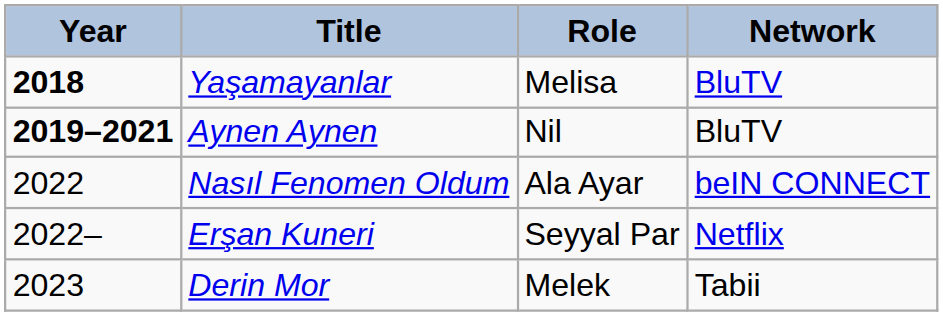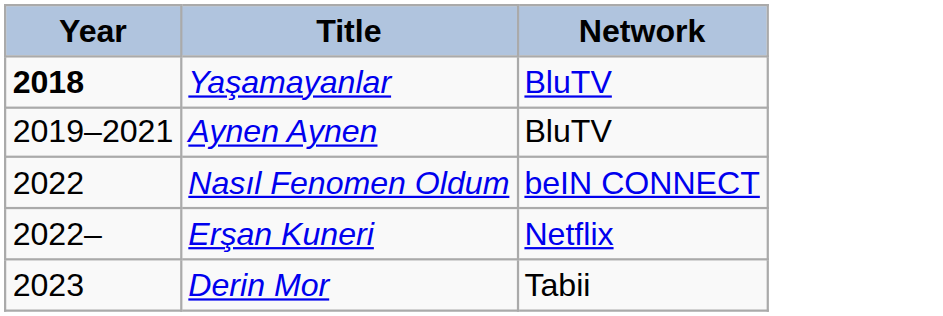- column: (602, 31)
(93, 132) bold -> (93, 132) normal
